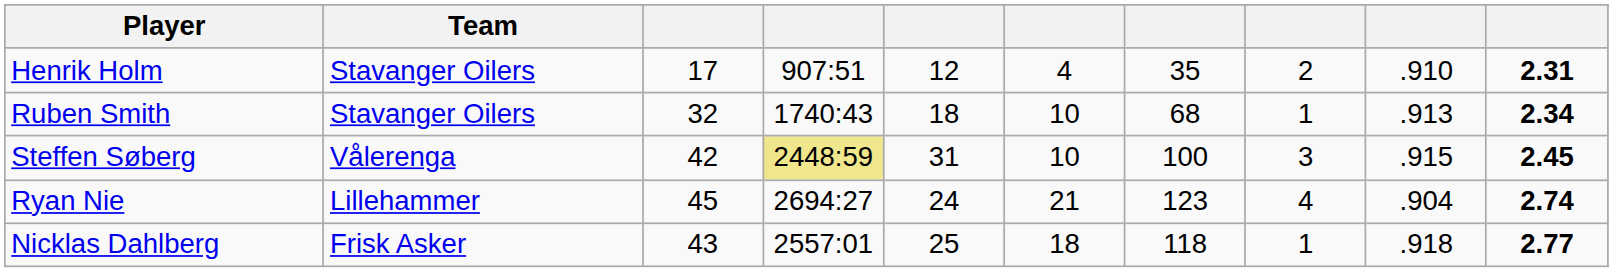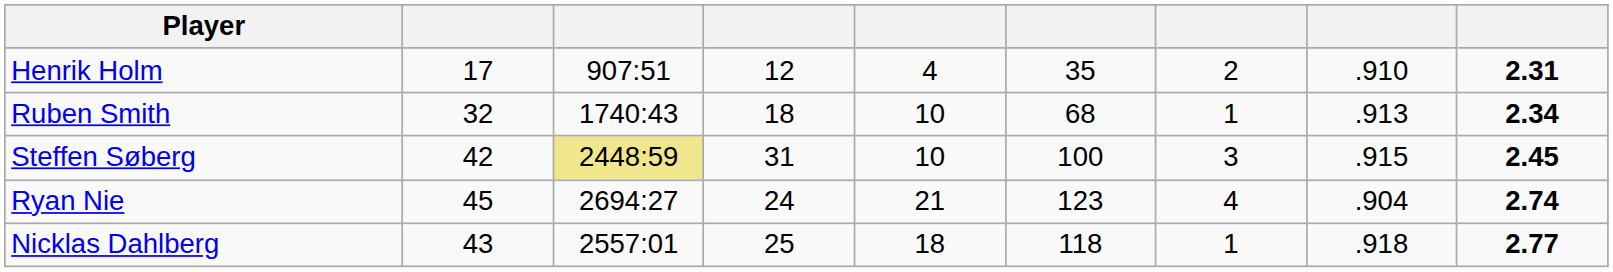- column: (483, 26)
